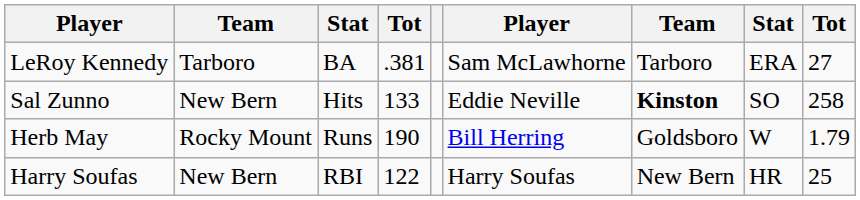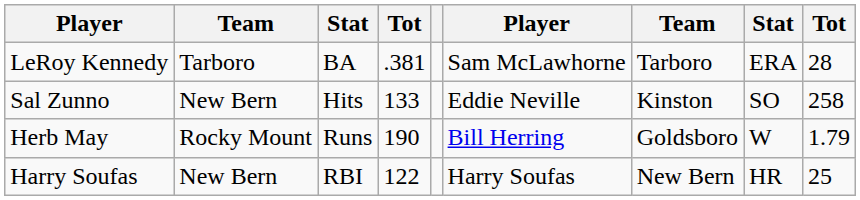(820, 61) 27 -> (820, 61) 28
(677, 99) bold -> (675, 99) normal
